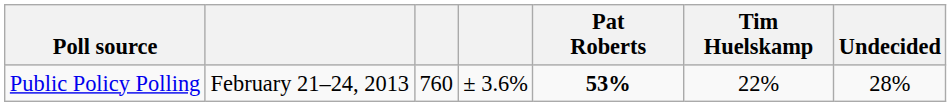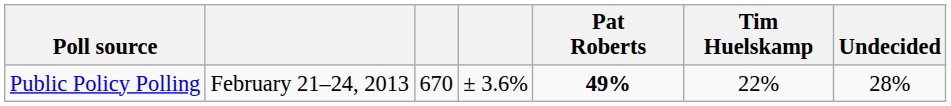(436, 82) 760 -> (436, 82) 670
(608, 82) 53% -> (608, 82) 49%
